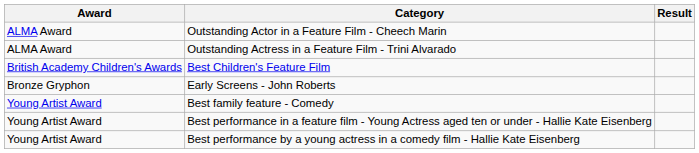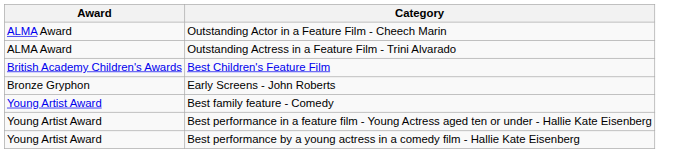- column: (675, 13)
